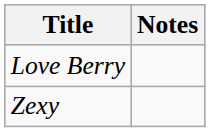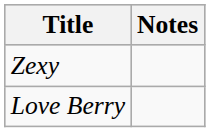rows swapped: (68, 65) <-> (35, 106)
